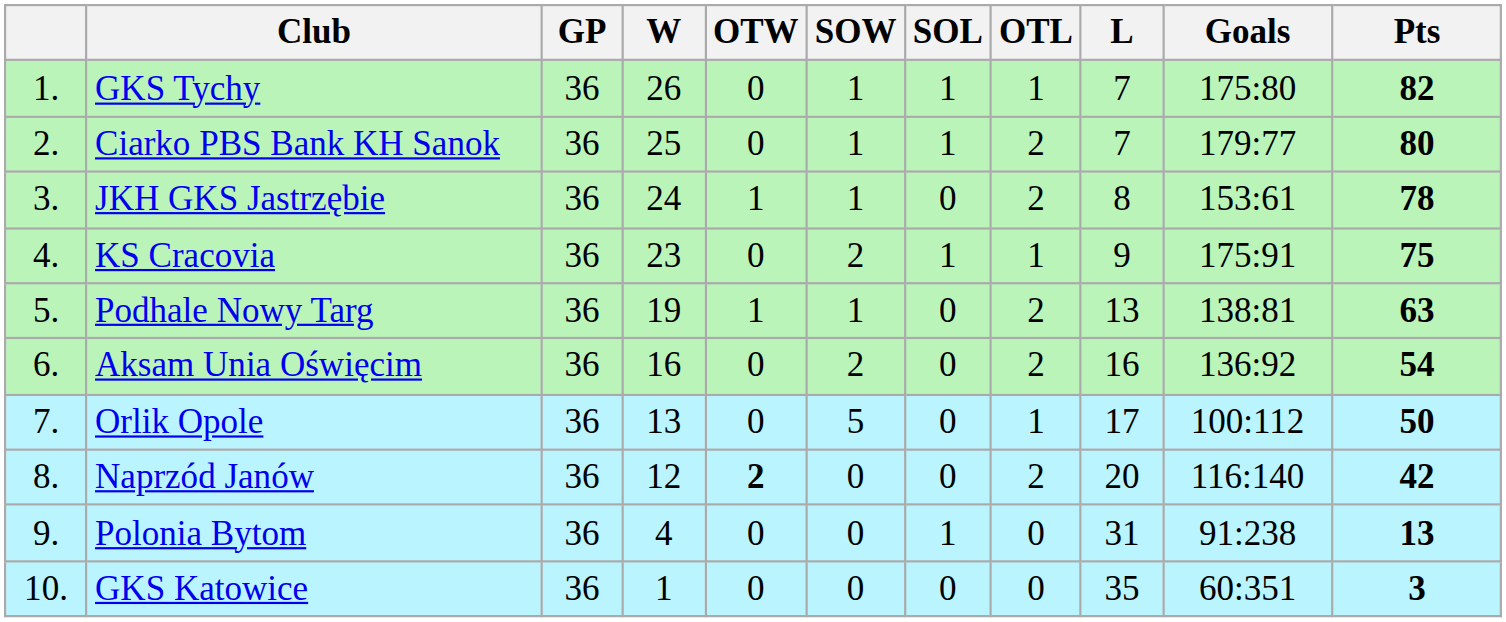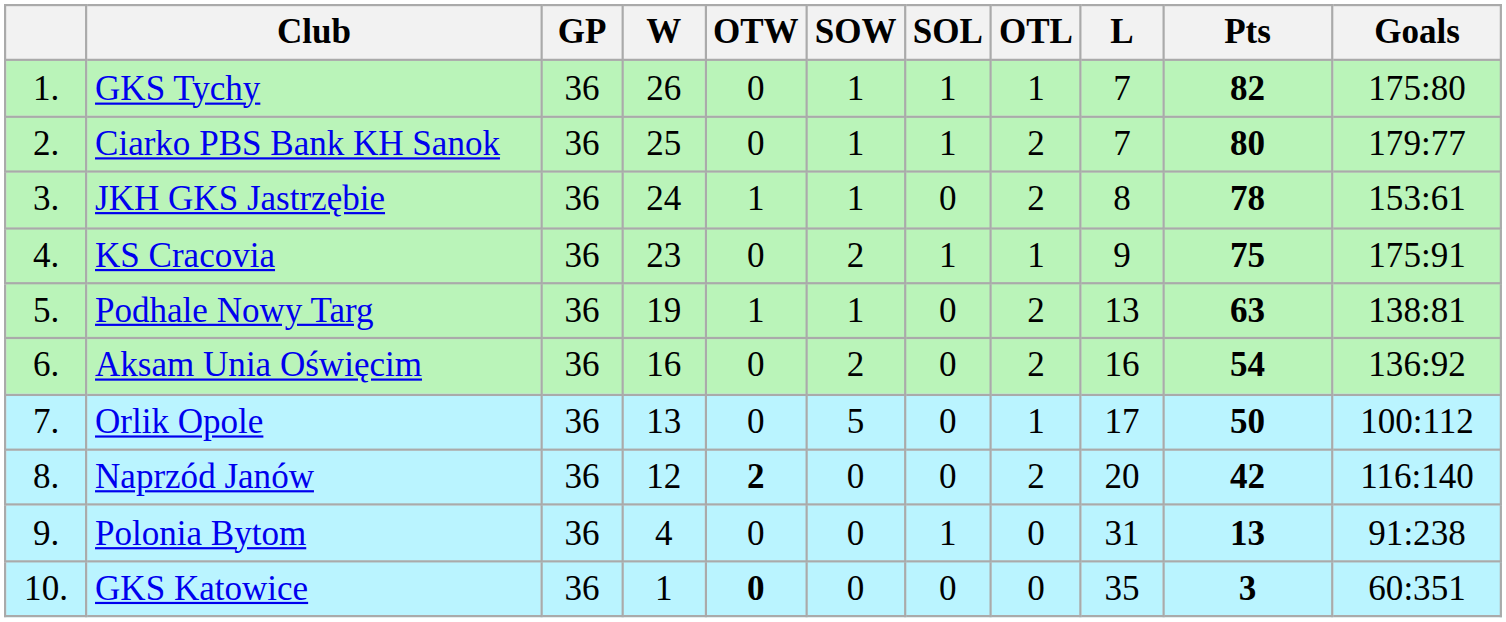columns swapped: (1248, 32) <-> (1417, 32)
(756, 587) normal -> (756, 587) bold
